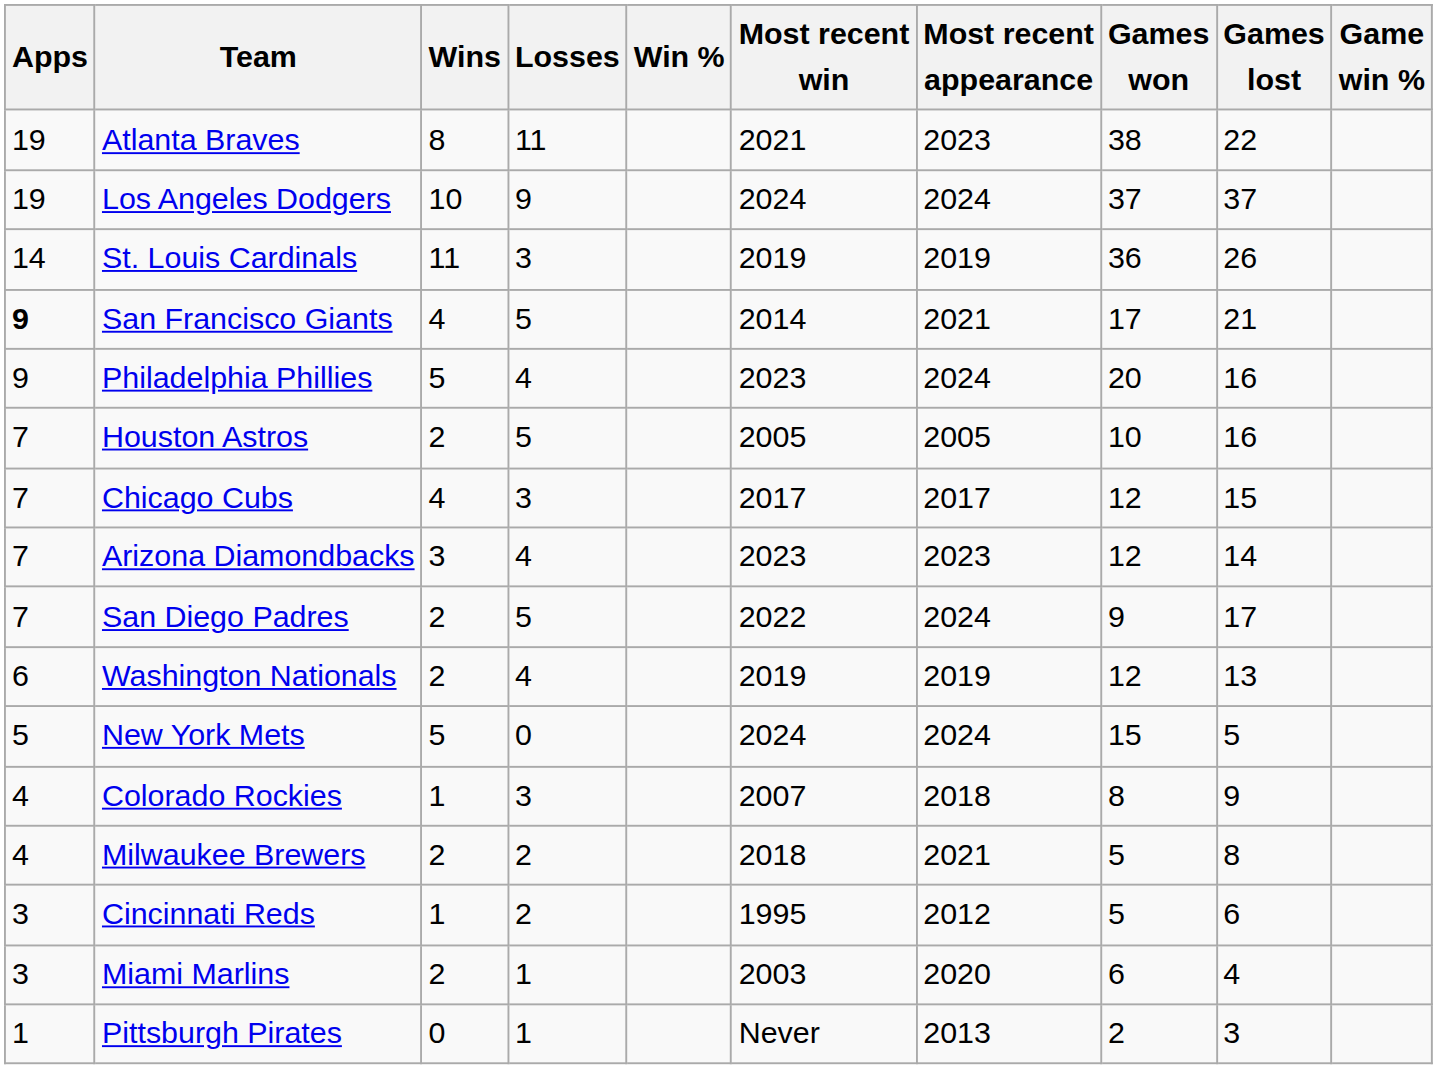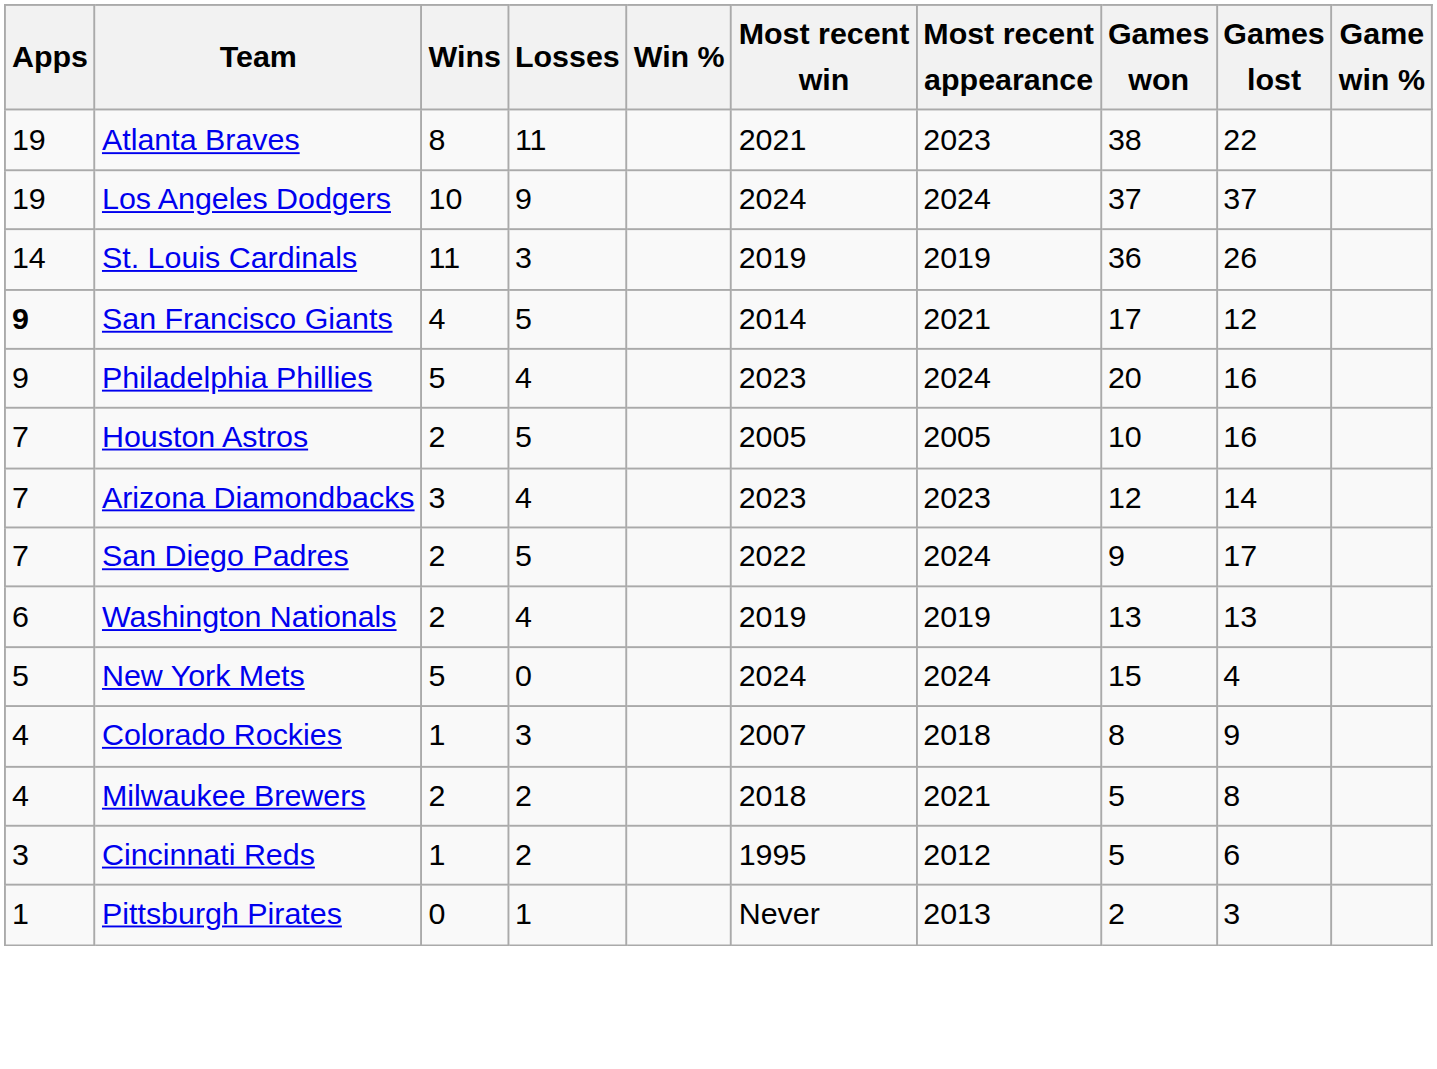(1240, 318) 21 -> (1240, 318) 12
- row: (197, 497)
(1125, 676) 12 -> (1125, 616) 13
(1232, 735) 5 -> (1232, 676) 4
- row: (196, 974)
